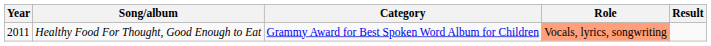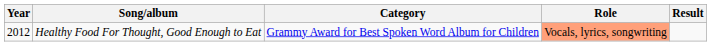(18, 31) 2011 -> (19, 31) 2012
